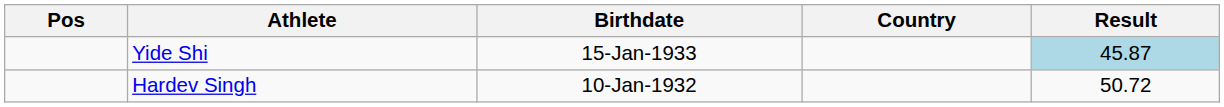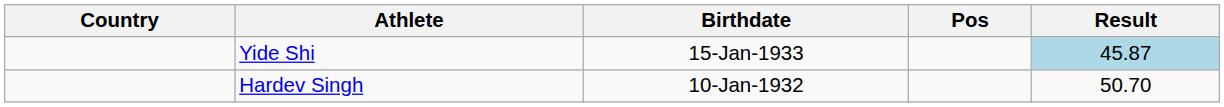columns swapped: (66, 20) <-> (917, 20)
(1126, 85) 50.72 -> (1126, 85) 50.70
